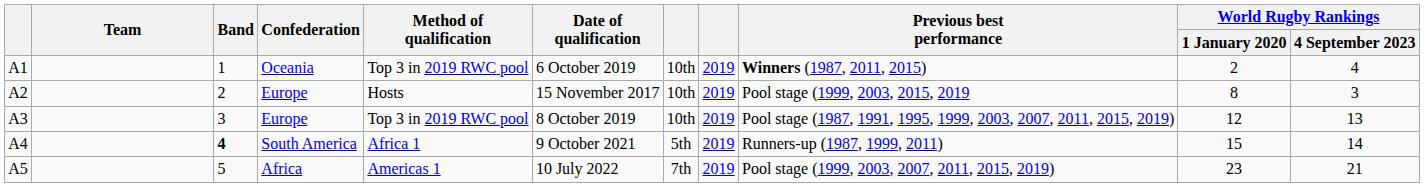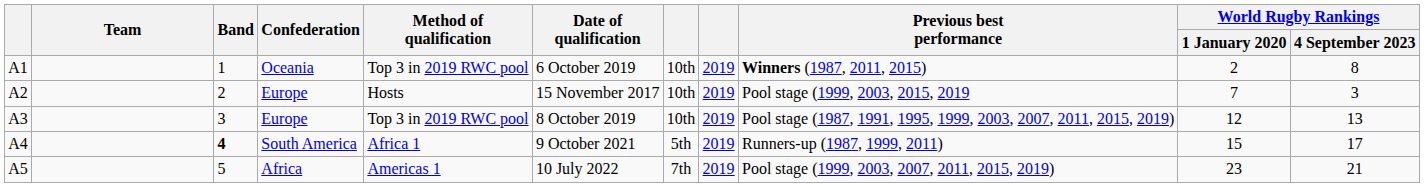(1355, 67) 4 -> (1355, 67) 8
(1234, 93) 8 -> (1234, 93) 7
(1355, 144) 14 -> (1355, 144) 17
